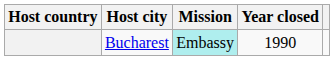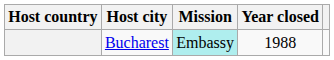(280, 42) 1990 -> (280, 42) 1988
